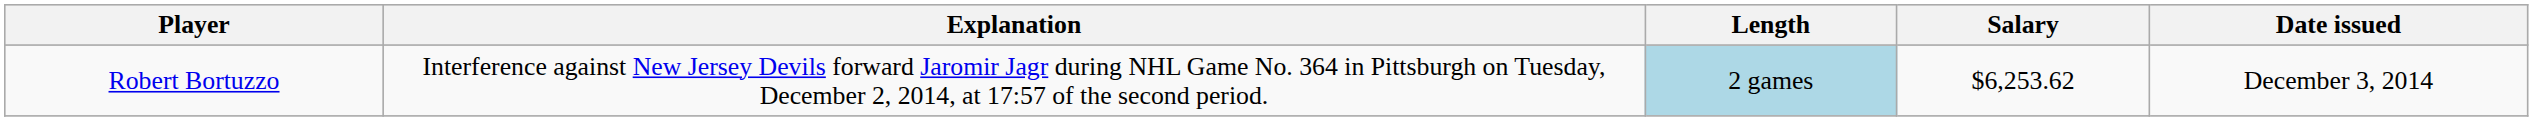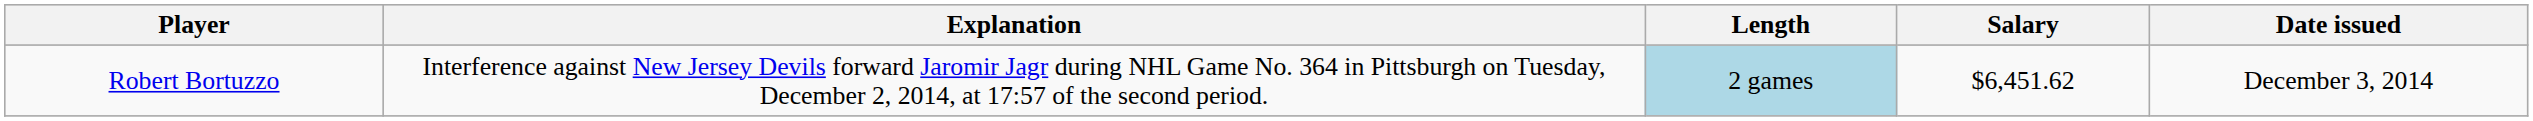(2023, 80) $6,253.62 -> (2023, 80) $6,451.62
